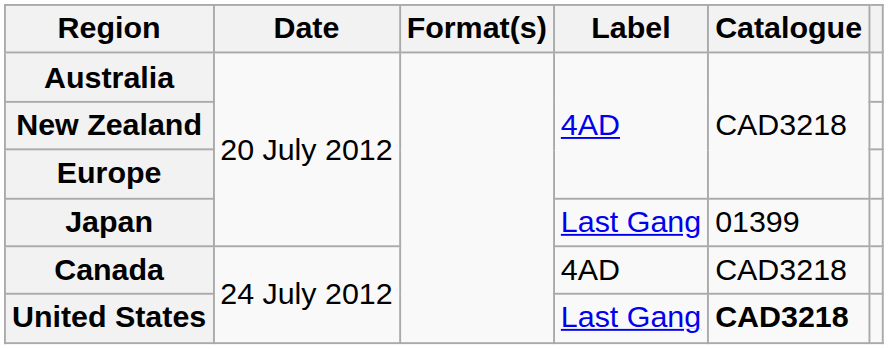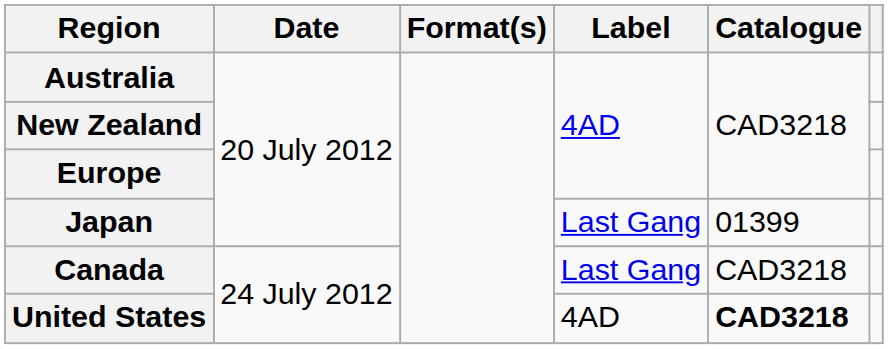(590, 269) 4AD -> (631, 269) Last Gang
(631, 317) Last Gang -> (590, 317) 4AD
